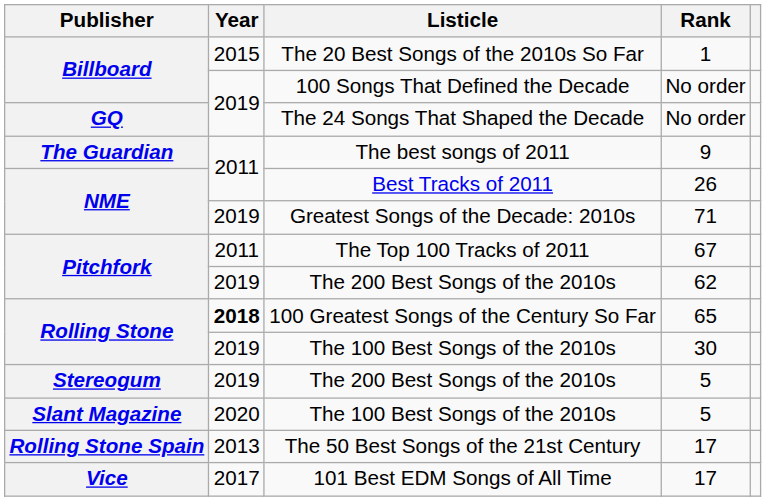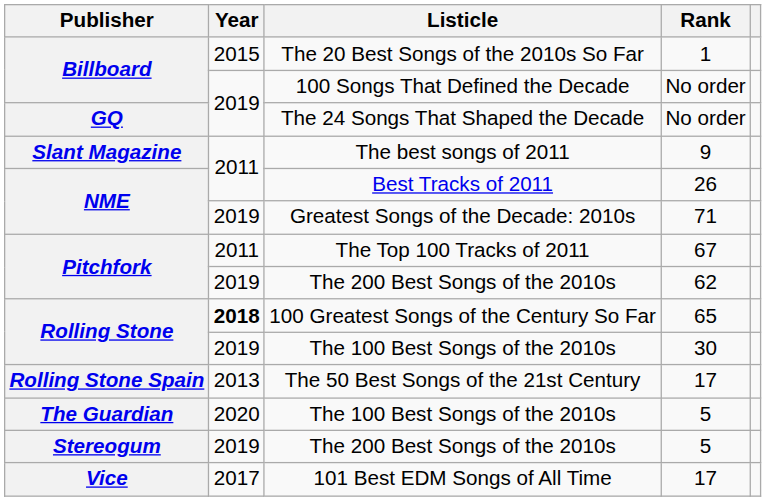(107, 151) The Guardian -> (107, 151) Slant Magazine
rows swapped: (463, 446) <-> (463, 380)
(107, 413) Slant Magazine -> (107, 413) The Guardian
